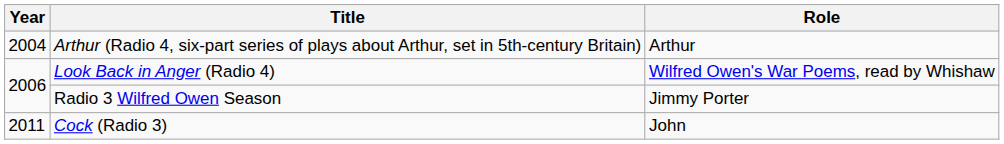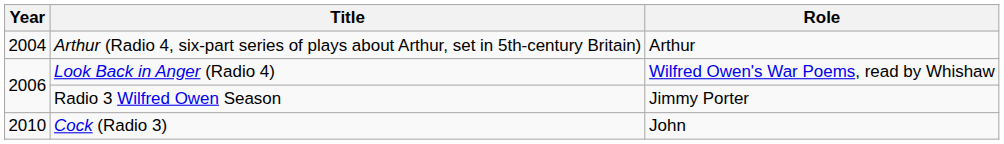(27, 125) 2011 -> (27, 125) 2010
